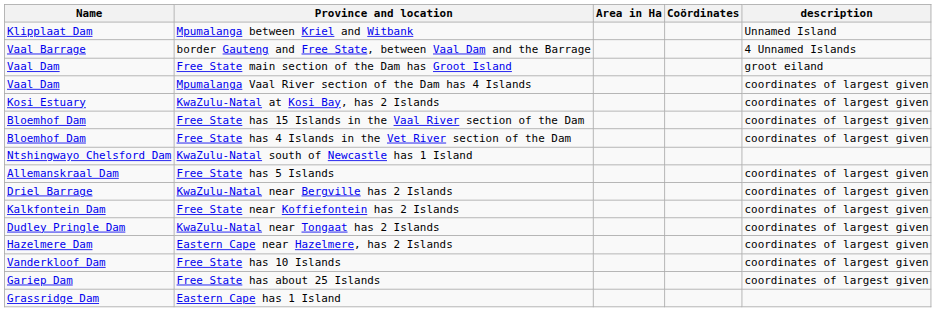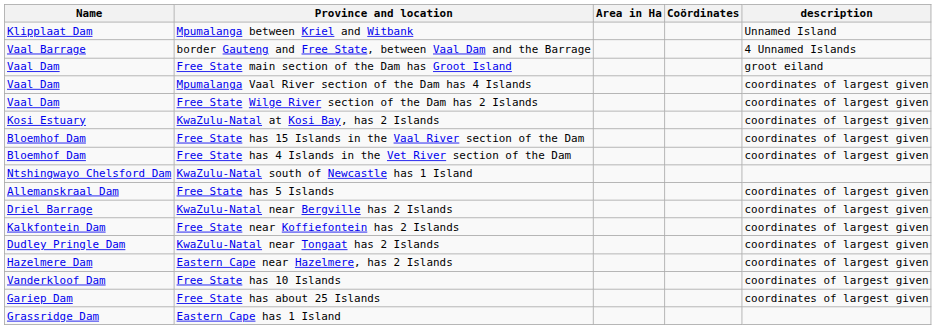+ row: (357, 102)
